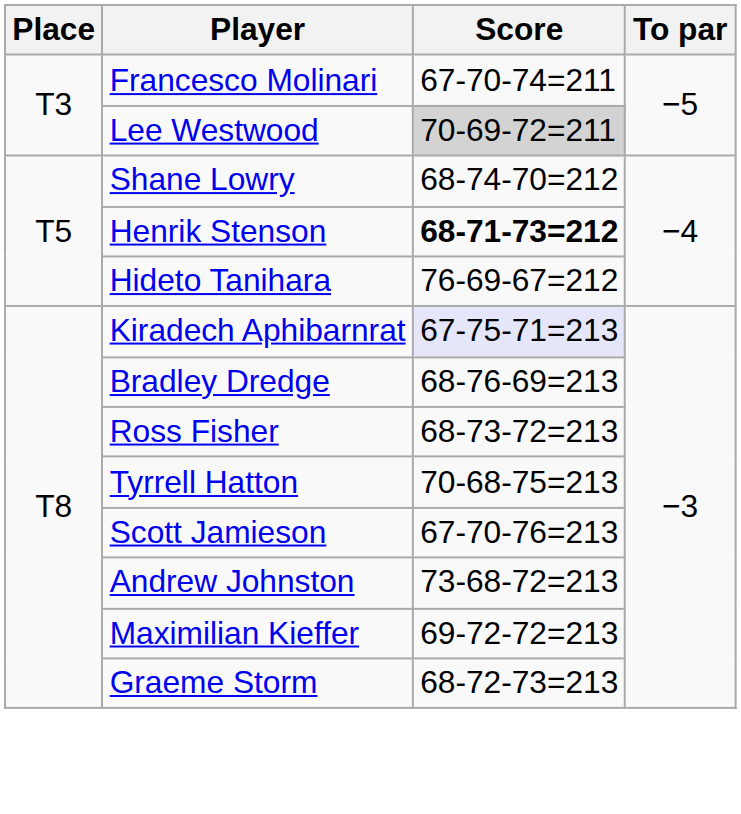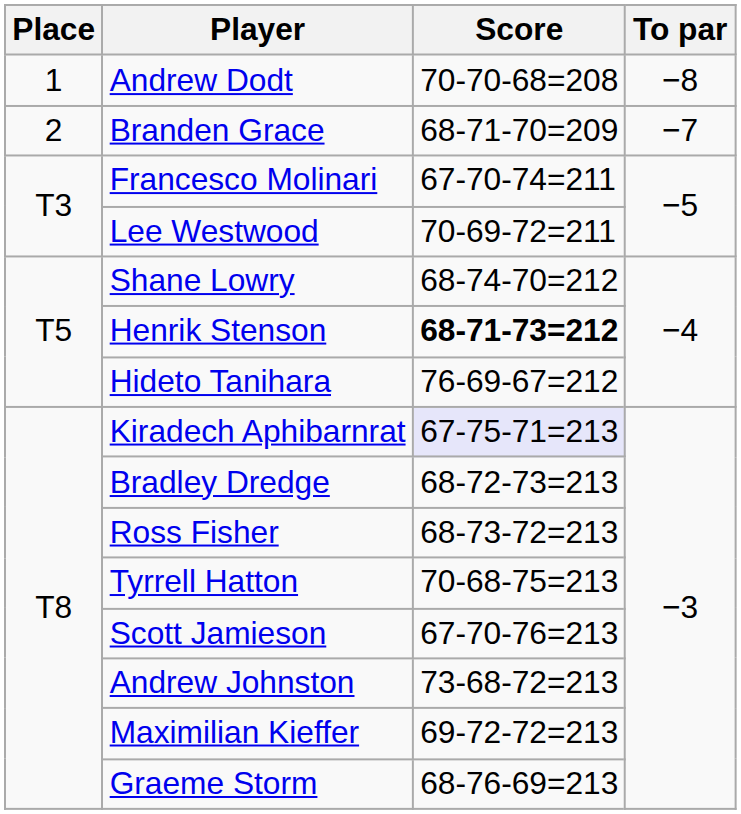+ row: (201, 79)
+ row: (217, 130)
(518, 130) lightgrey background -> (518, 230) no background
(519, 381) 68-76-69=213 -> (519, 481) 68-72-73=213
(519, 682) 68-72-73=213 -> (519, 783) 68-76-69=213
